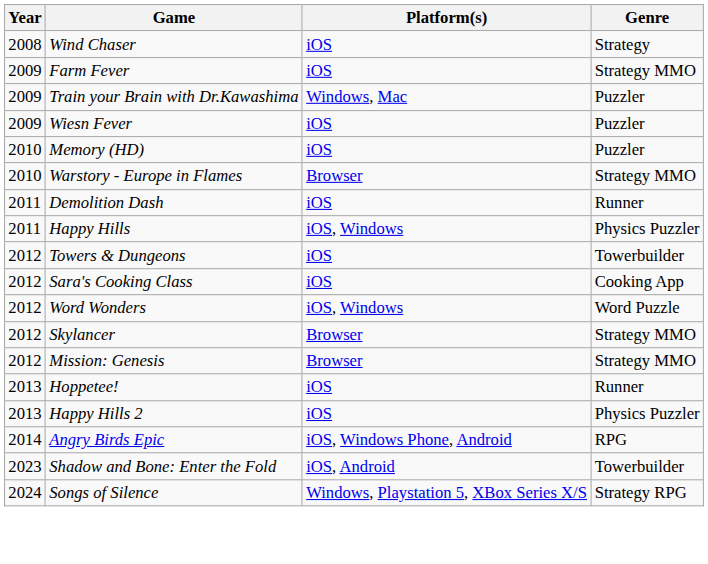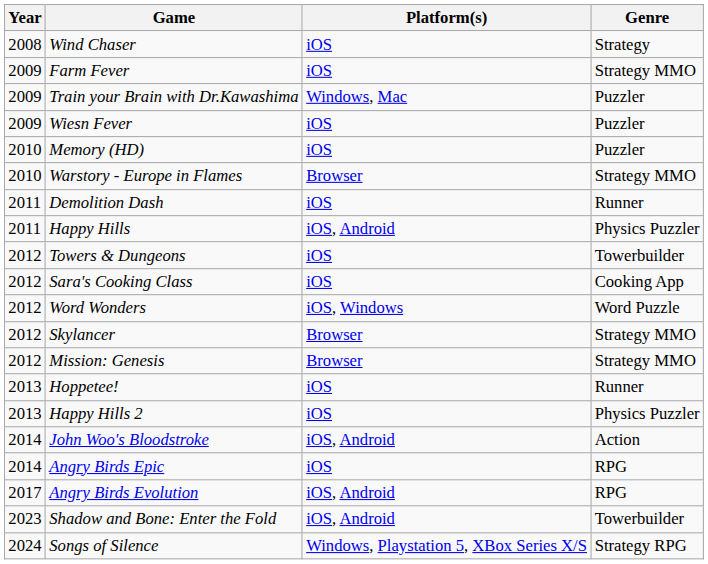(355, 228) iOS, Windows -> (351, 228) iOS, Android
+ row: (129, 439)
(409, 439) iOS, Windows Phone, Android -> (319, 466) iOS
+ row: (124, 492)
